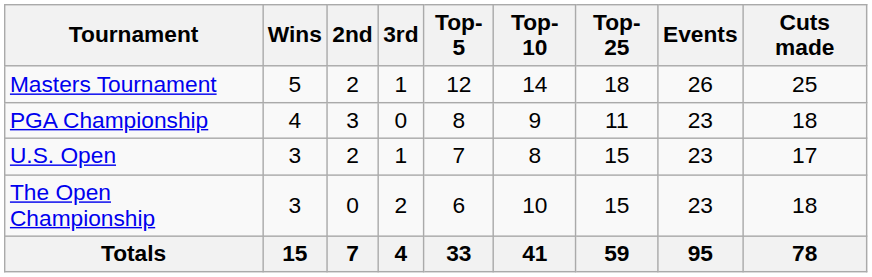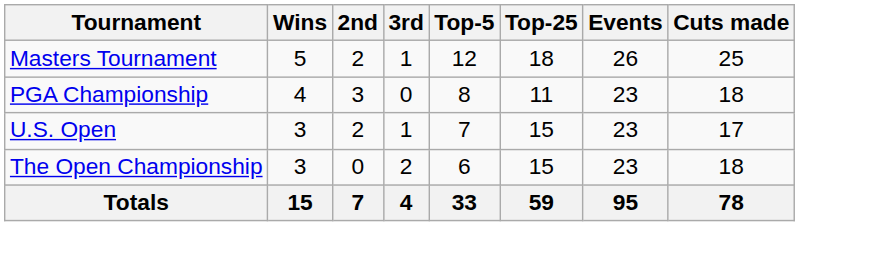- column: (535, 35)
